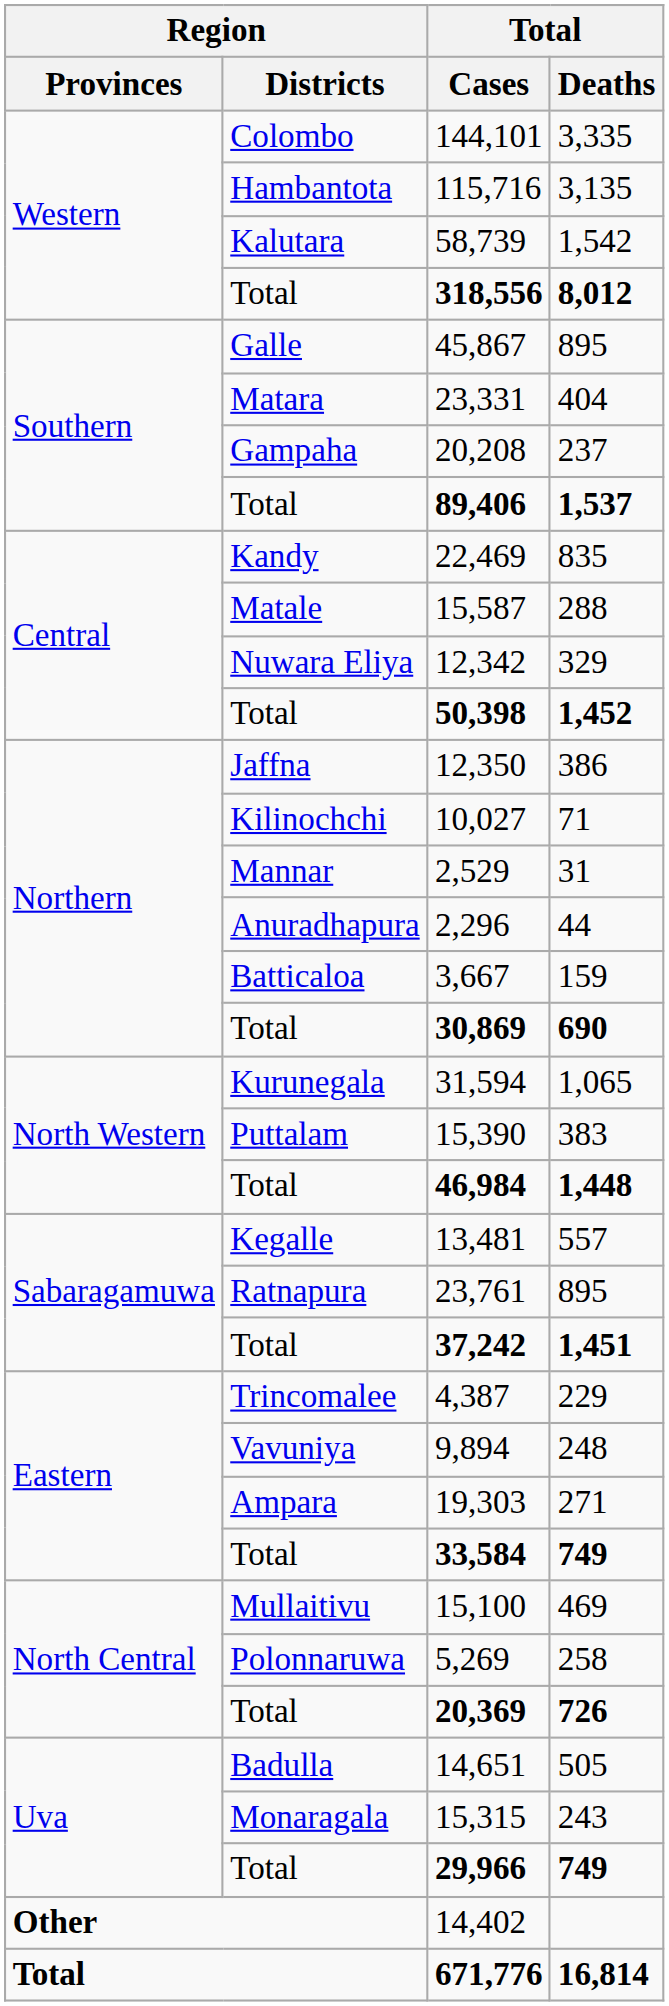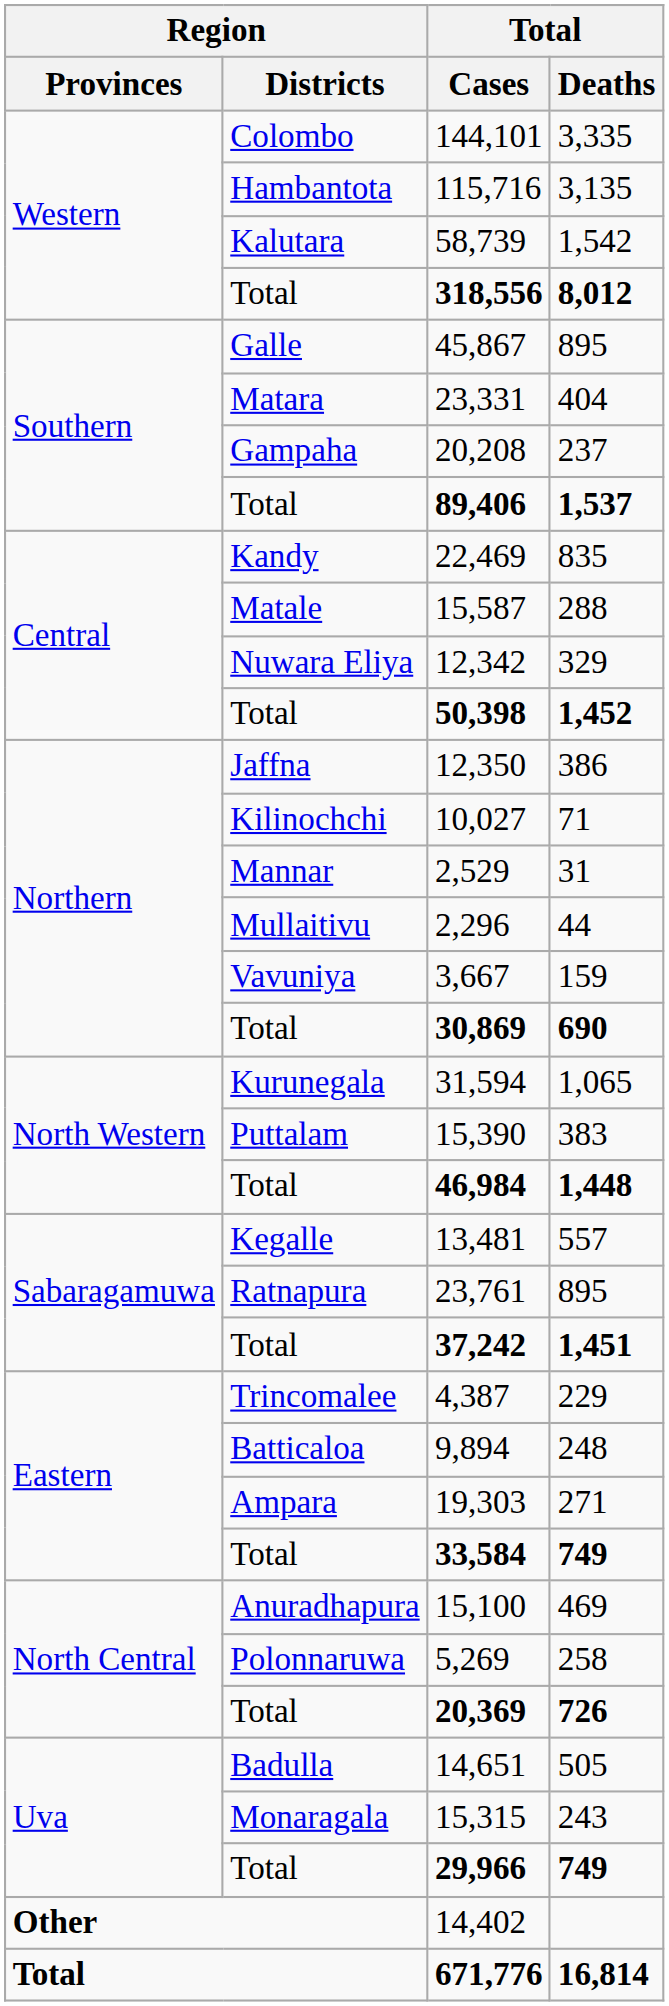(325, 923) Anuradhapura -> (300, 923) Mullaitivu
(297, 976) Batticaloa -> (293, 976) Vavuniya
(293, 1448) Vavuniya -> (297, 1448) Batticaloa
(300, 1606) Mullaitivu -> (325, 1606) Anuradhapura
